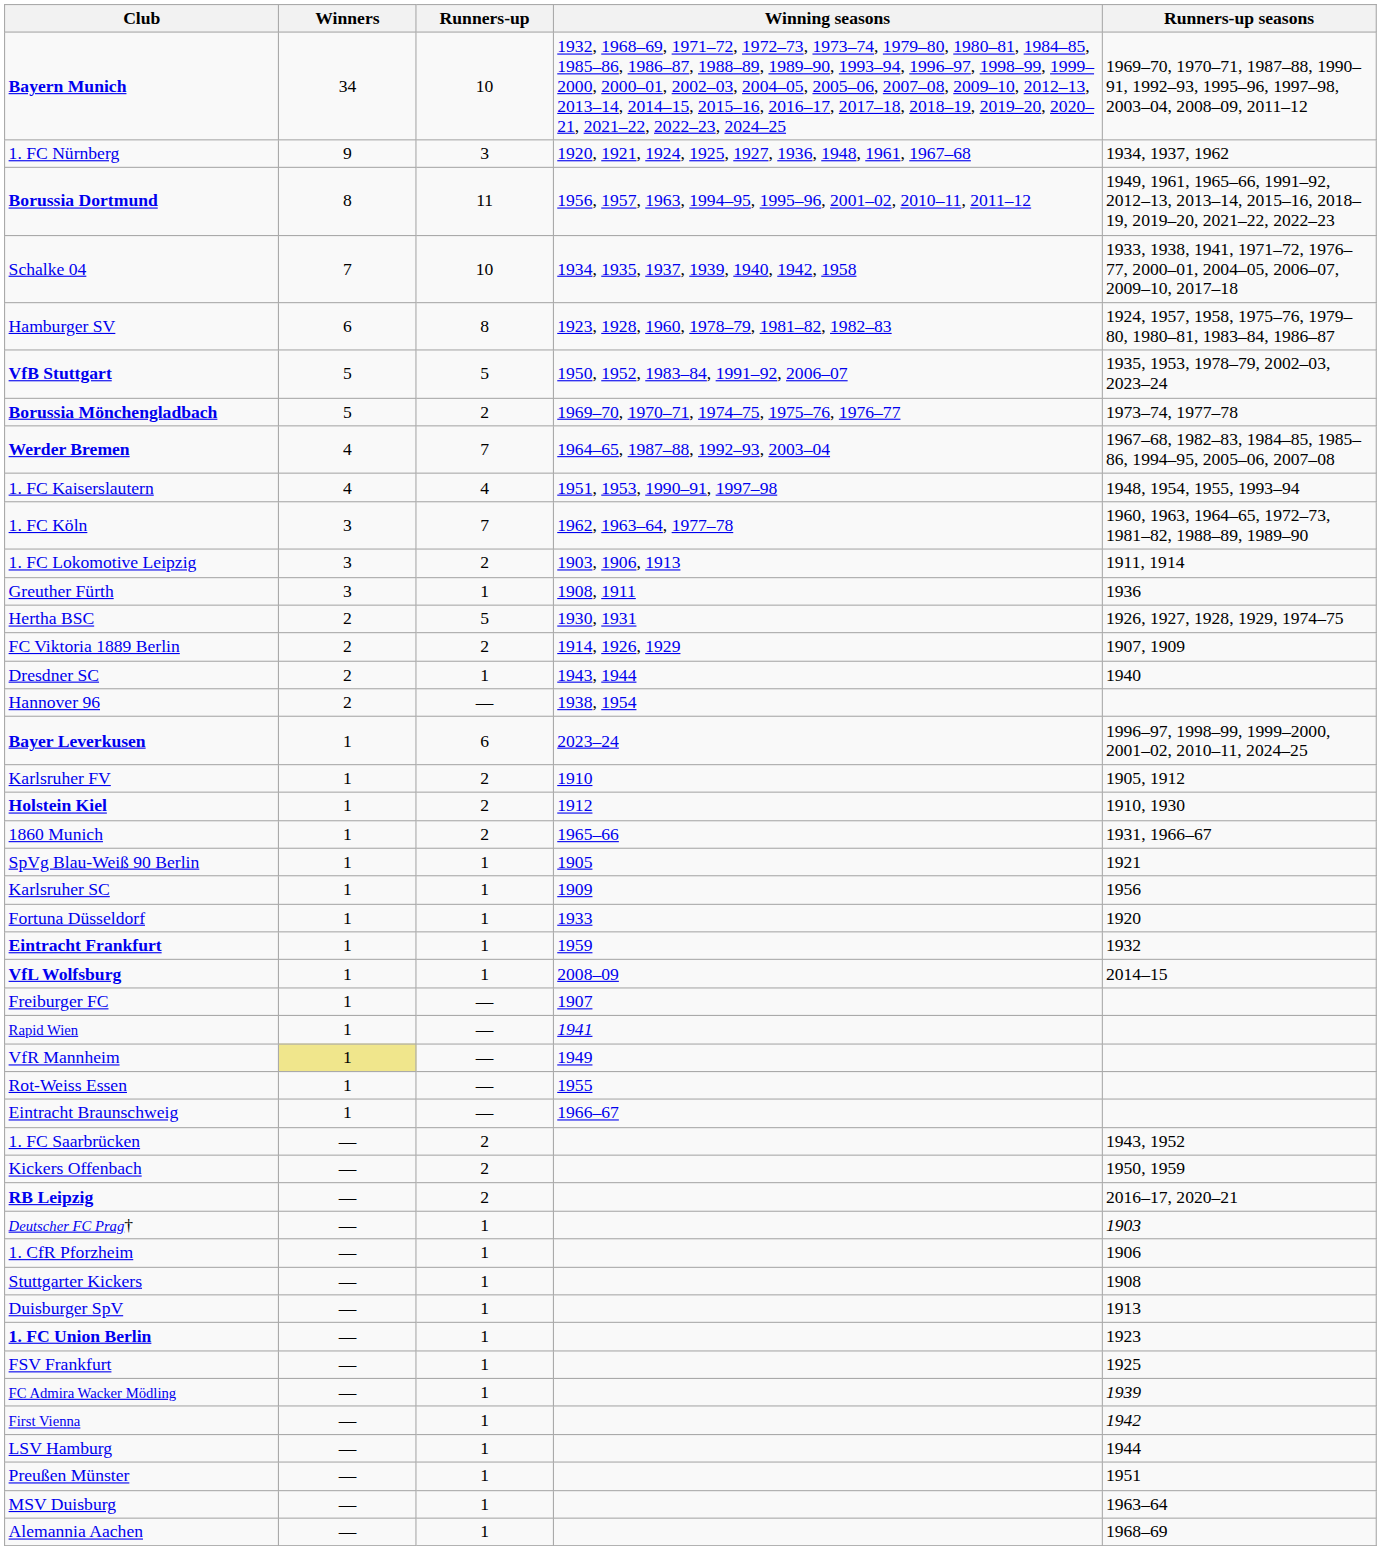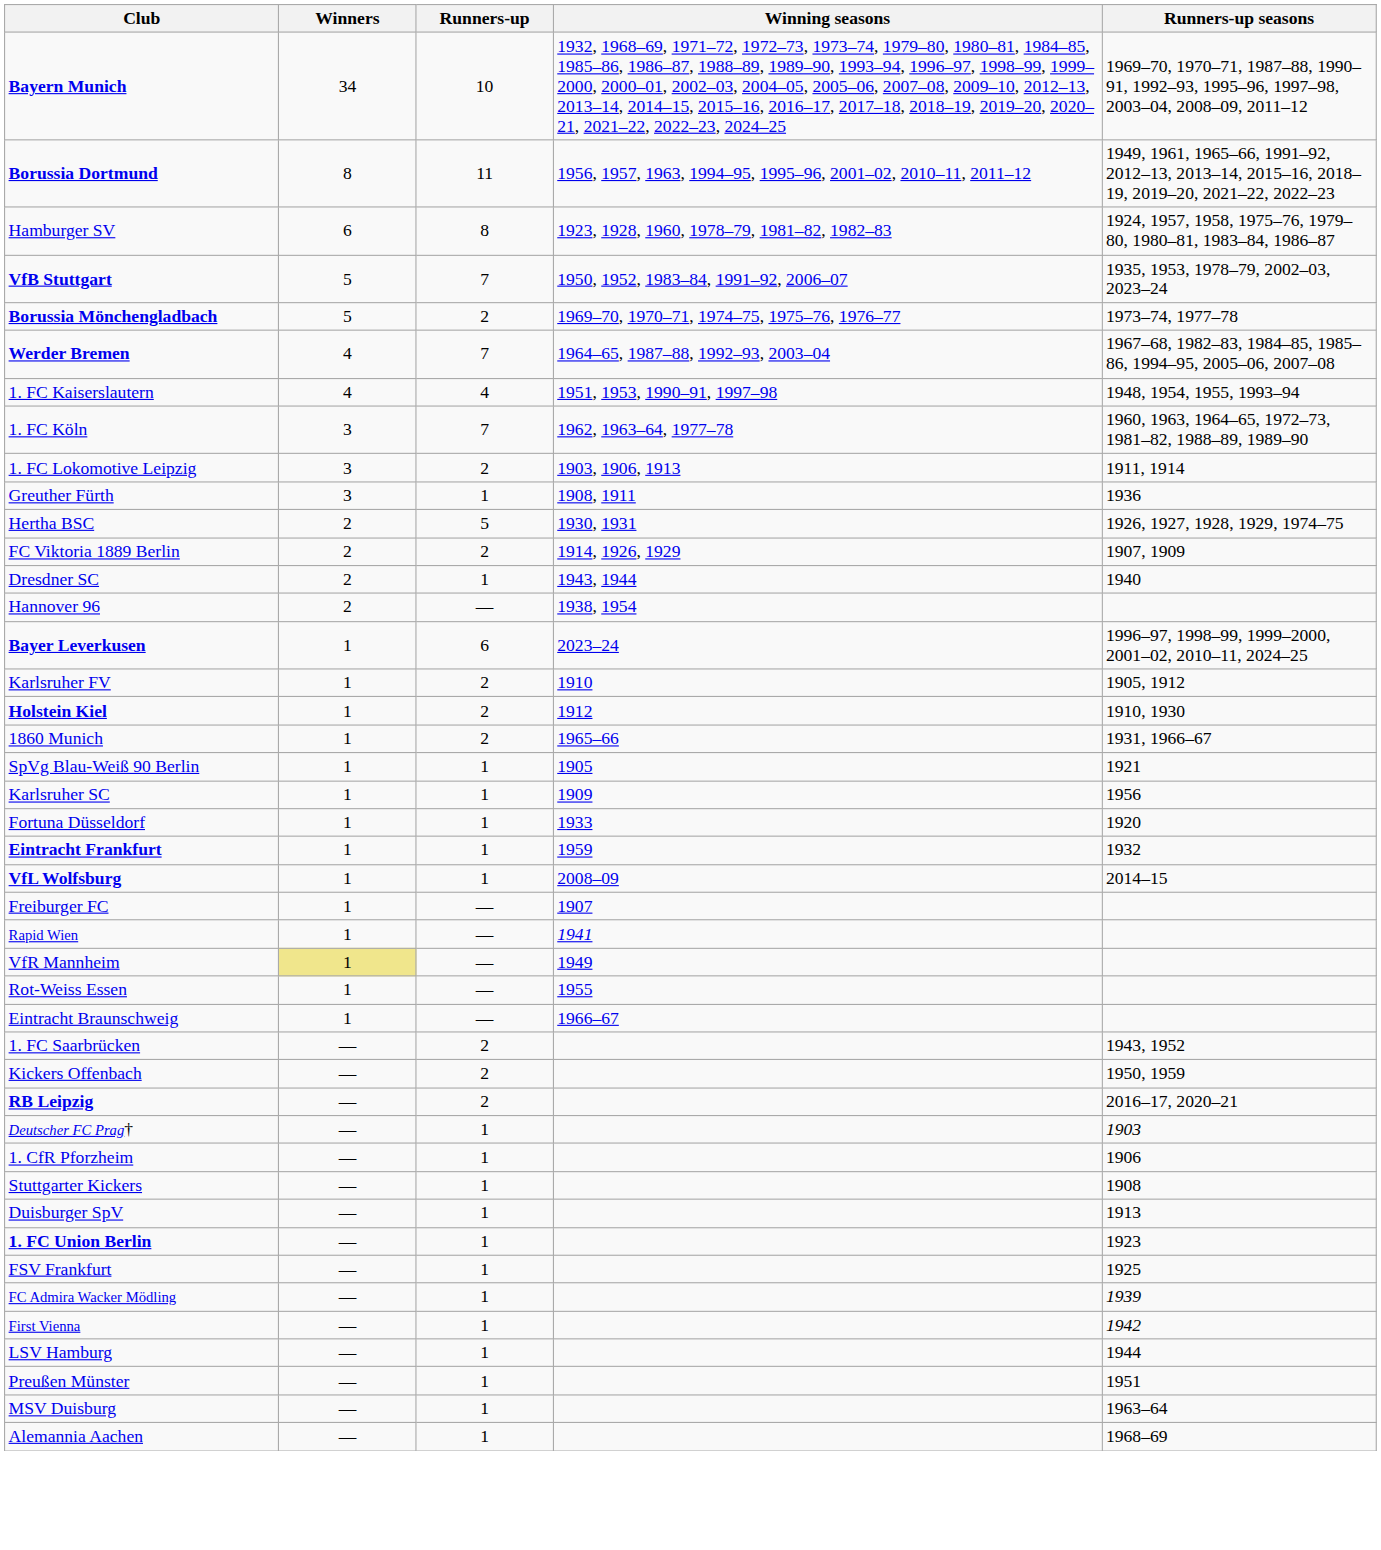- row: (64, 153)
- row: (47, 268)
(485, 374) 5 -> (485, 278) 7
